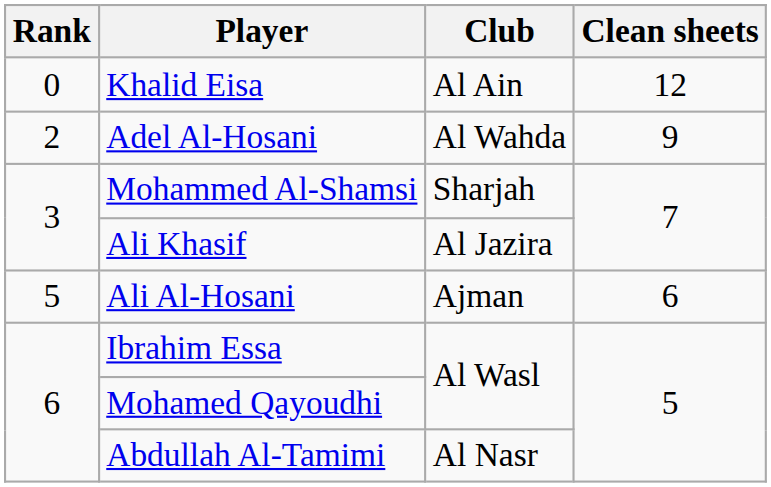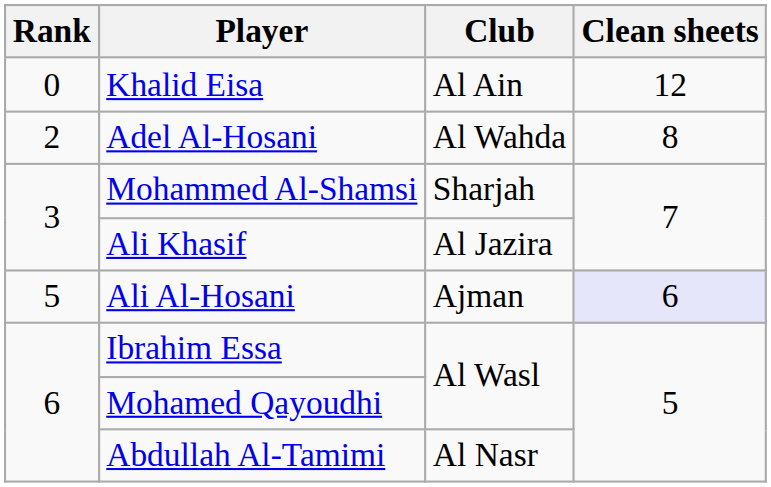(670, 137) 9 -> (670, 137) 8
(670, 296) no background -> (670, 296) lavender background
